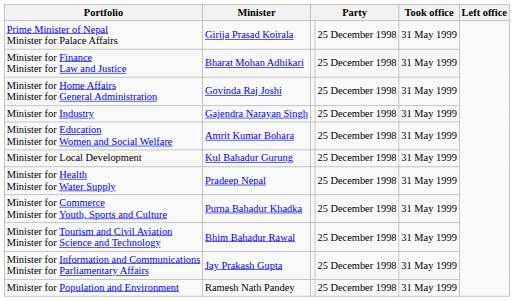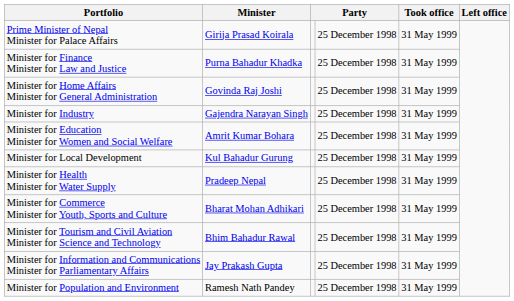(254, 63) Bharat Mohan Adhikari -> (254, 63) Purna Bahadur Khadka
(254, 209) Purna Bahadur Khadka -> (254, 209) Bharat Mohan Adhikari
